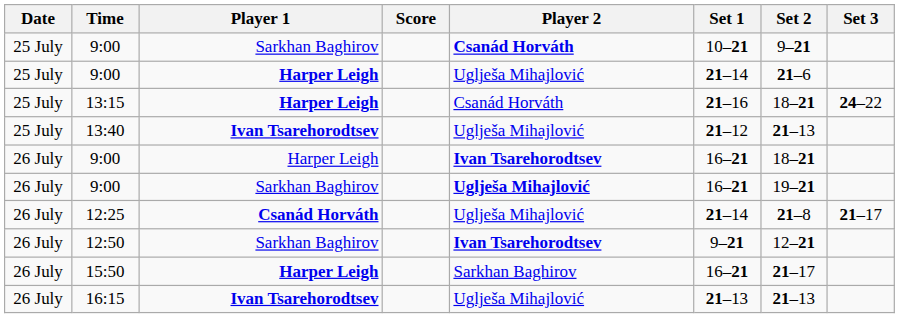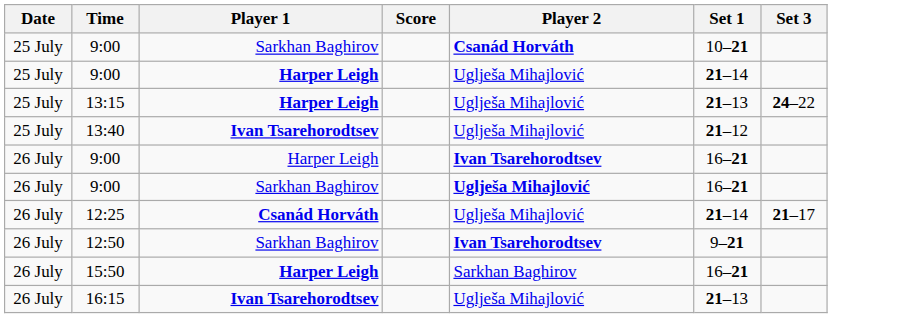- column: (794, 18)
(508, 102) Csanád Horváth -> (519, 102) Uglješa Mihajlović
(727, 102) 21–16 -> (727, 102) 21–13
